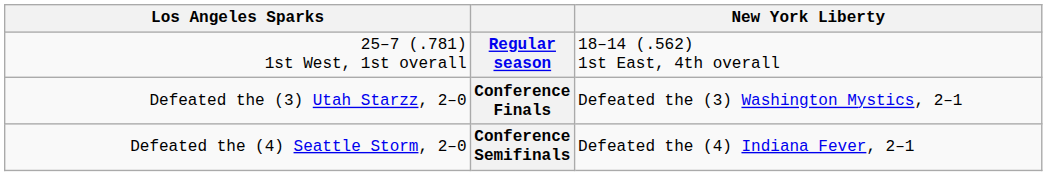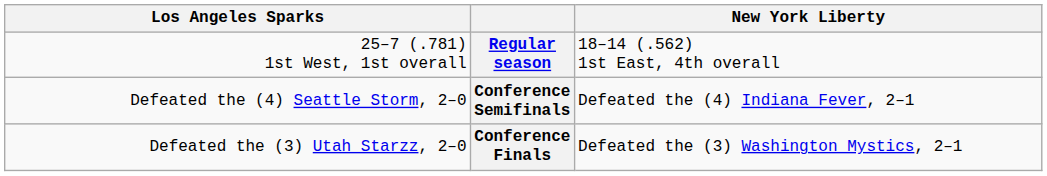rows swapped: (522, 147) <-> (522, 100)
